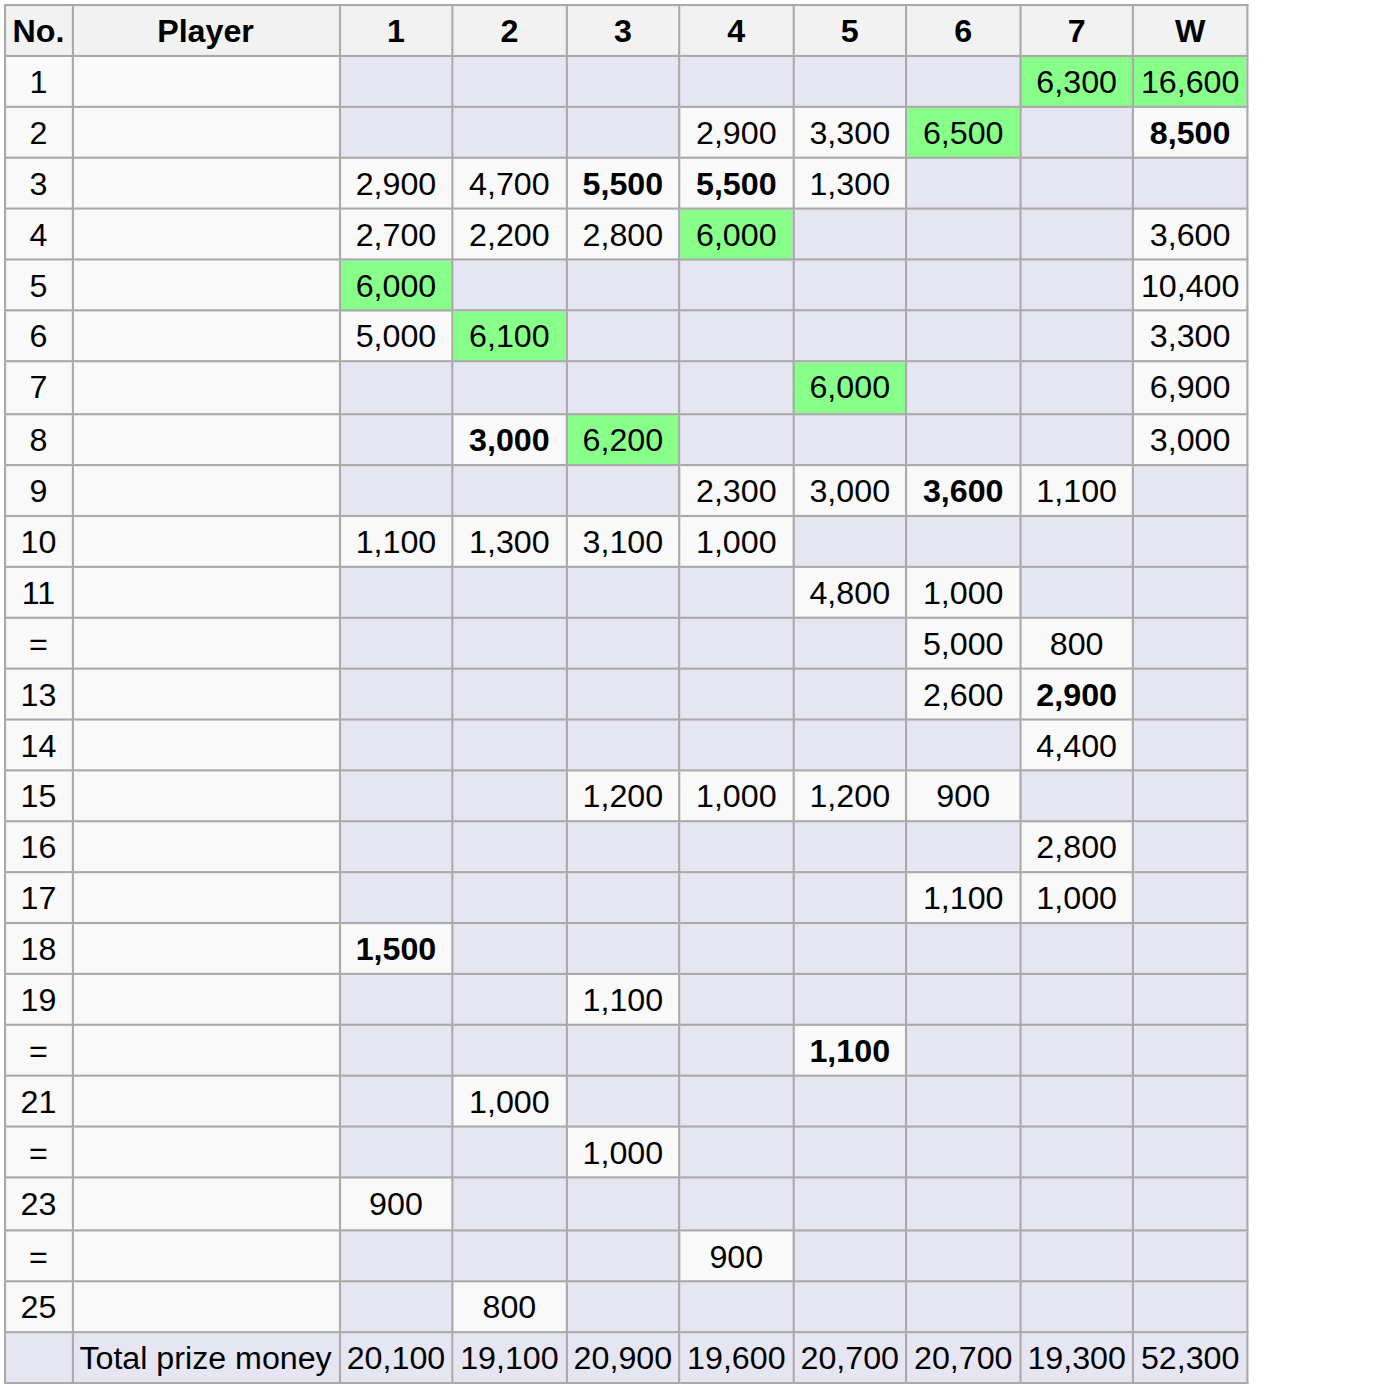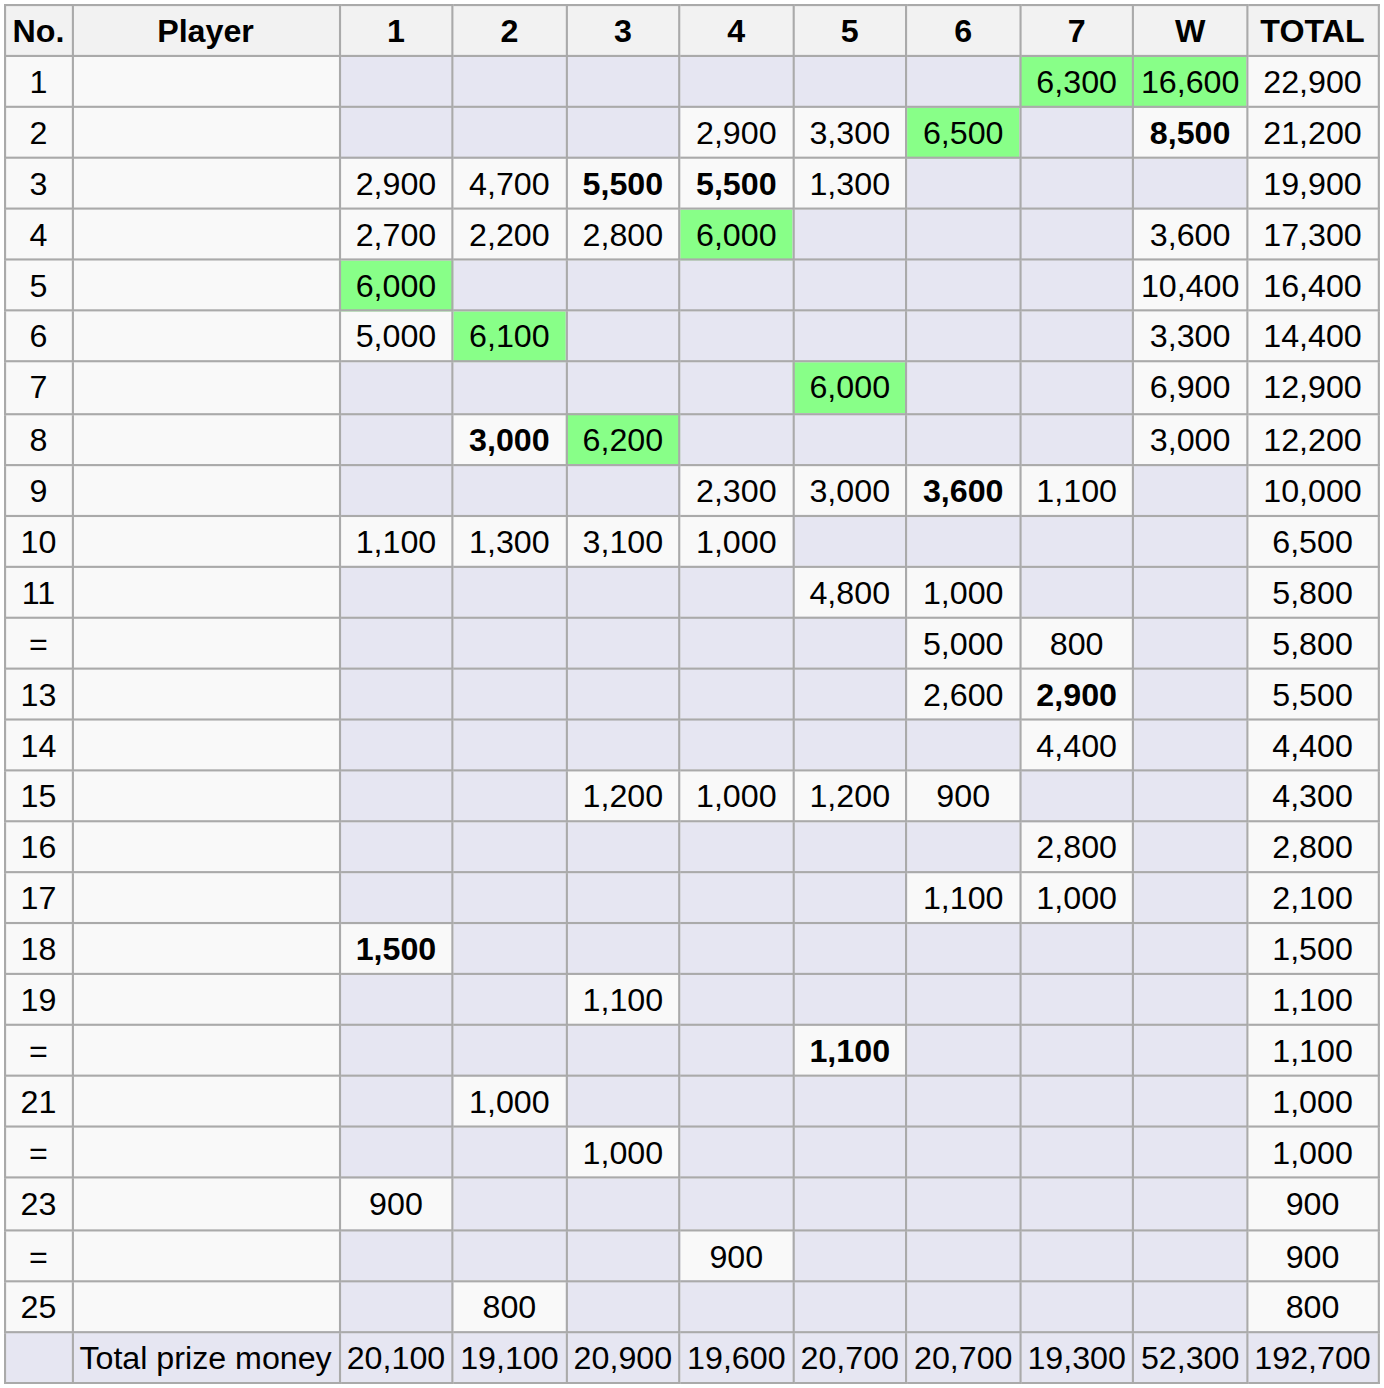+ column: (1313, 31)
